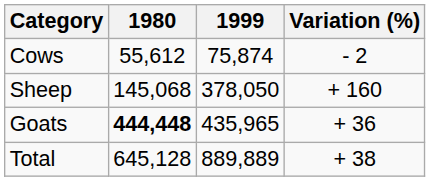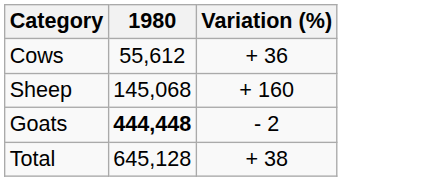- column: (240, 21)
(355, 55) - 2 -> (267, 55) + 36
(355, 124) + 36 -> (267, 124) - 2
